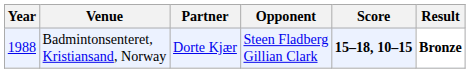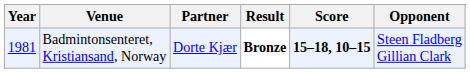columns swapped: (286, 16) <-> (440, 16)
(22, 48) 1988 -> (22, 48) 1981
